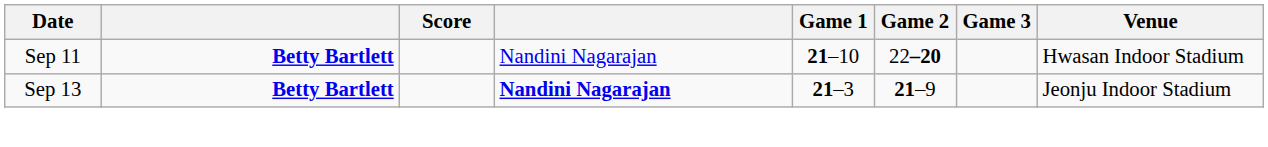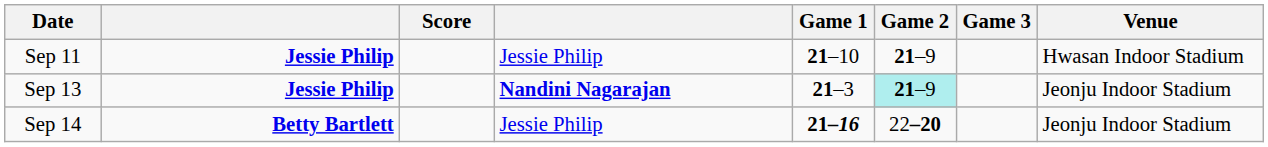(333, 56) Betty Bartlett -> (339, 56) Jessie Philip
(578, 56) Nandini Nagarajan -> (551, 56) Jessie Philip
(915, 56) 22–20 -> (915, 56) 21–9
(333, 90) Betty Bartlett -> (339, 90) Jessie Philip
(915, 90) no background -> (915, 90) paleturquoise background
+ row: (53, 124)
